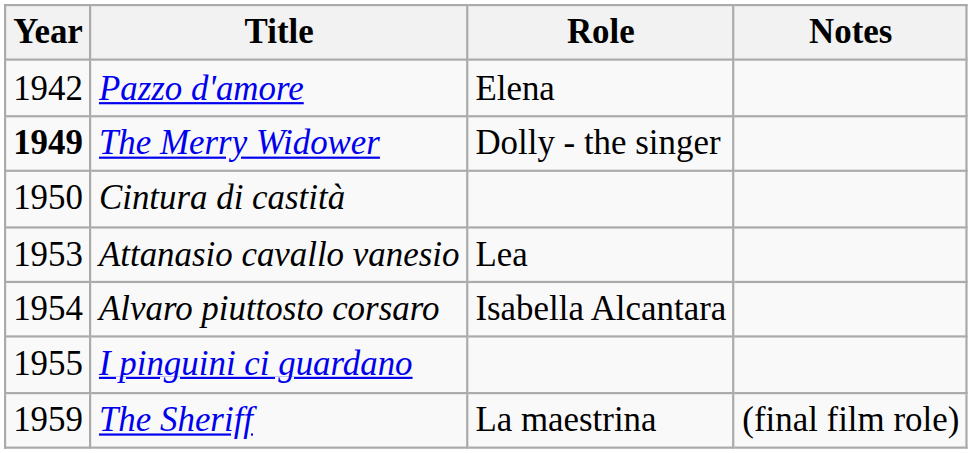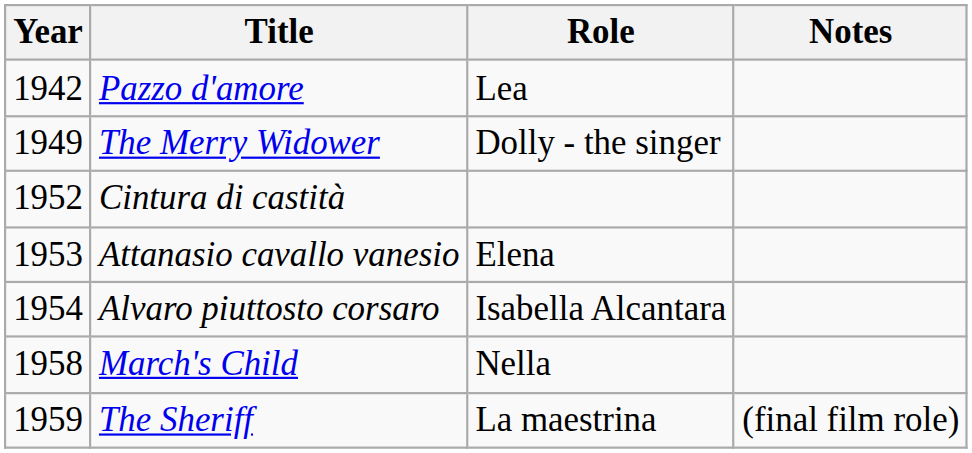(515, 87) Elena -> (502, 87) Lea
(48, 142) bold -> (48, 142) normal
(48, 198) 1950 -> (48, 198) 1952
(502, 253) Lea -> (515, 253) Elena
- row: (256, 364)
+ row: (198, 364)
